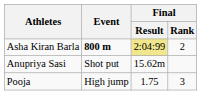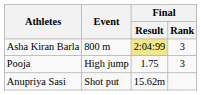(98, 47) bold -> (97, 47) normal
(182, 47) 2 -> (182, 47) 3
rows swapped: (36, 64) <-> (19, 81)
